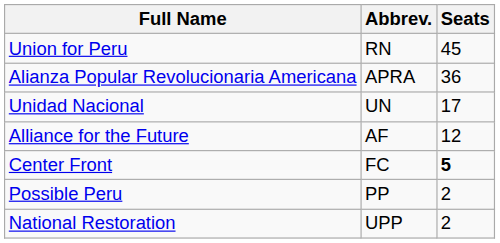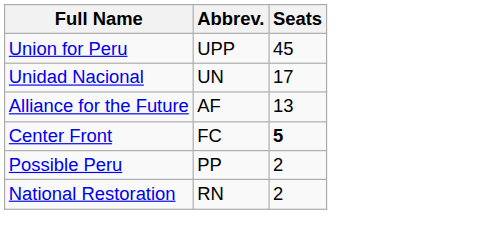(378, 48) RN -> (216, 48) UPP
- row: (183, 77)
(451, 135) 12 -> (283, 106) 13
(384, 223) UPP -> (211, 194) RN
